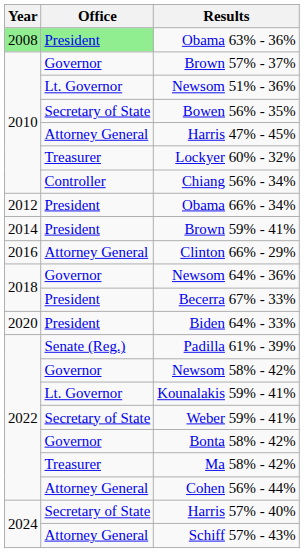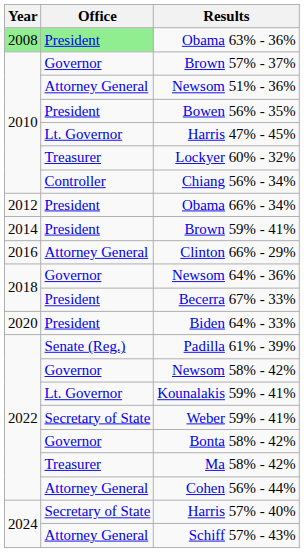(83, 87) Lt. Governor -> (96, 87) Attorney General
(97, 110) Secretary of State -> (72, 110) President
(96, 134) Attorney General -> (83, 134) Lt. Governor
